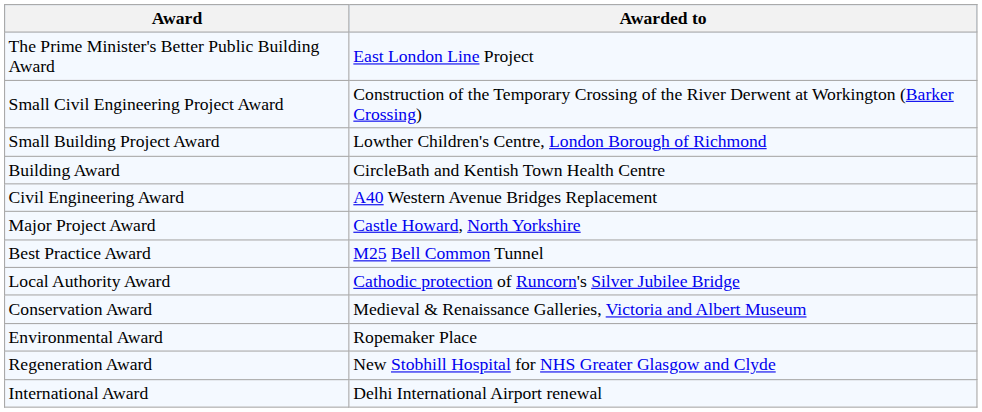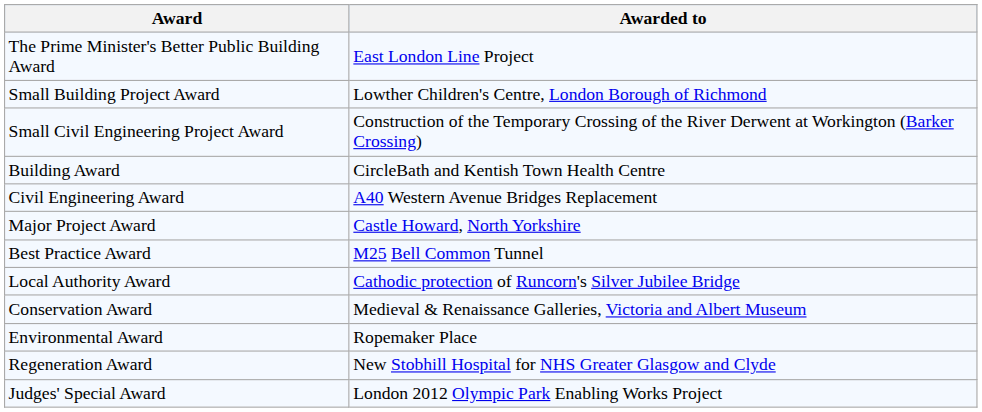rows swapped: (114, 141) <-> (146, 103)
+ row: (87, 393)
- row: (78, 393)
